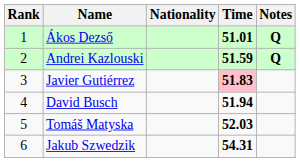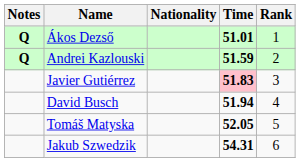columns swapped: (24, 15) <-> (276, 15)
(237, 124) 52.03 -> (238, 124) 52.05
